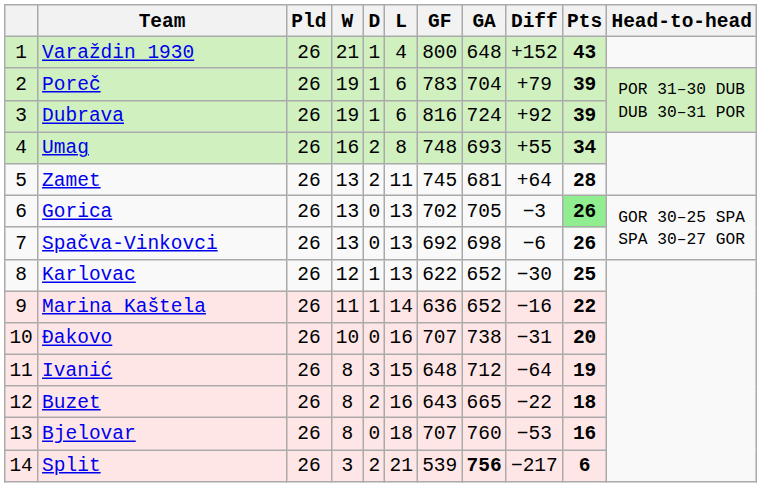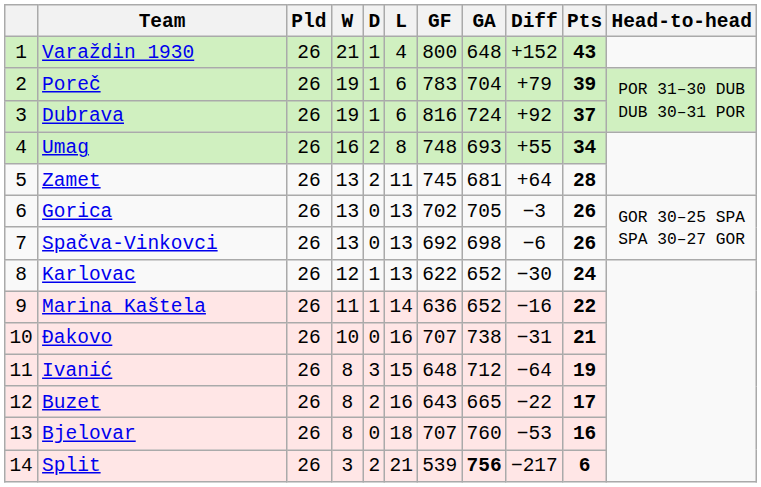(585, 116) 39 -> (585, 116) 37
(585, 211) lightgreen background -> (585, 211) no background
(585, 275) 25 -> (585, 275) 24
(585, 338) 20 -> (585, 338) 21
(585, 402) 18 -> (585, 402) 17
